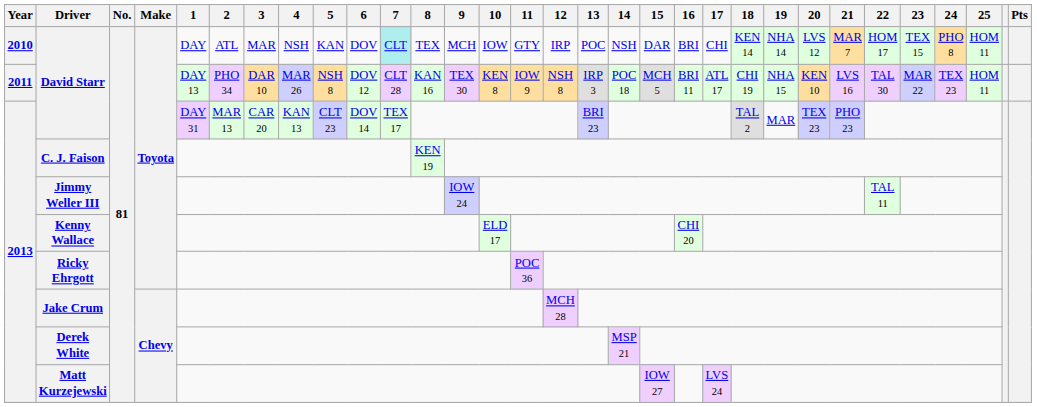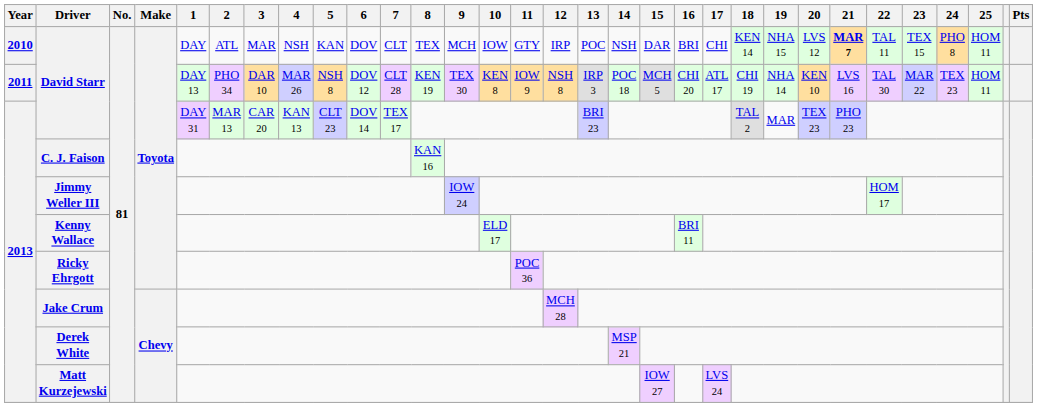(396, 45) paleturquoise background -> (396, 45) no background
(781, 44) NHA 14 -> (781, 44) NHA 15
(848, 44) normal -> (848, 45) bold
(883, 44) HOM 17 -> (884, 44) TAL 11
(428, 82) KAN 16 -> (428, 82) KEN 19
(688, 82) BRI 11 -> (688, 82) CHI 20
(781, 82) NHA 15 -> (781, 82) NHA 14
(428, 157) KEN 19 -> (428, 157) KAN 16
(883, 194) TAL 11 -> (884, 194) HOM 17
(688, 232) CHI 20 -> (688, 232) BRI 11
